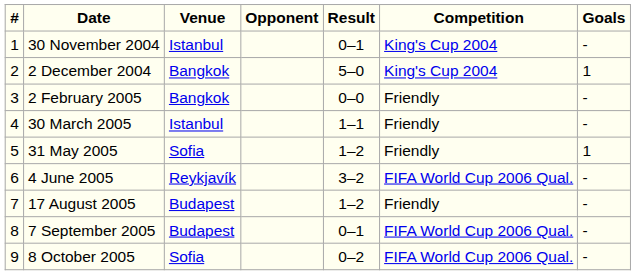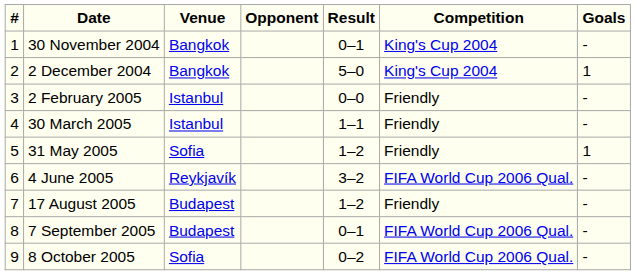(196, 44) Istanbul -> (199, 44) Bangkok
(199, 97) Bangkok -> (196, 97) Istanbul
